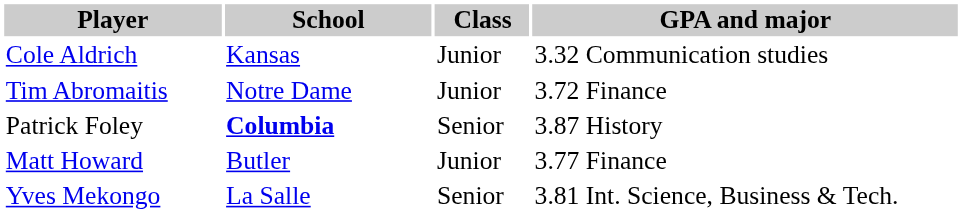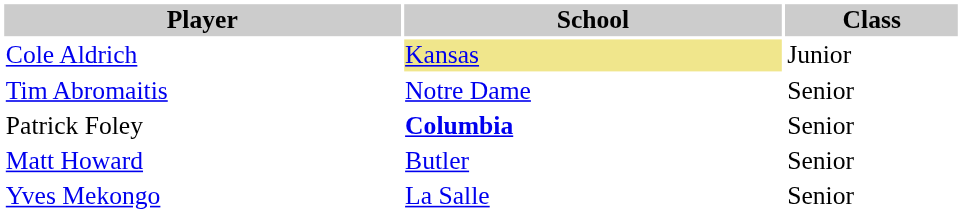- column: (745, 19)
(263, 55) no background -> (442, 55) khaki background
(469, 90) Junior -> (821, 90) Senior
(469, 160) Junior -> (821, 160) Senior
